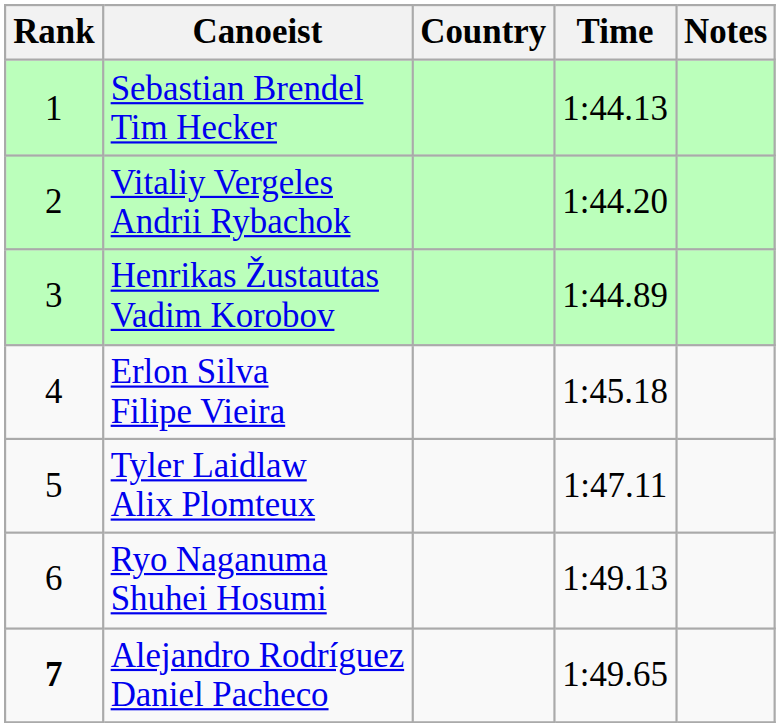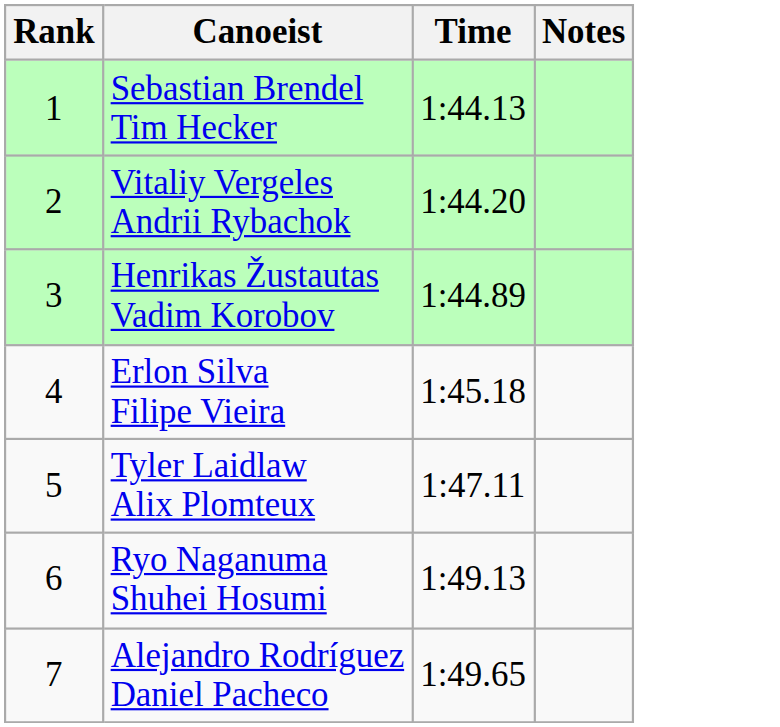- column: (483, 32)
(54, 674) bold -> (54, 674) normal
